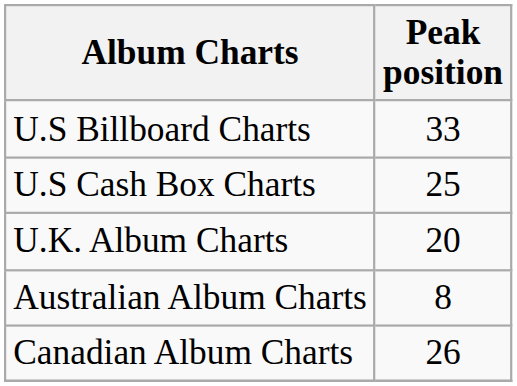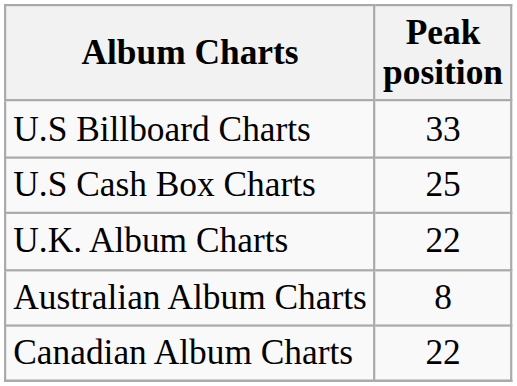(443, 240) 20 -> (443, 240) 22
(443, 352) 26 -> (443, 352) 22
